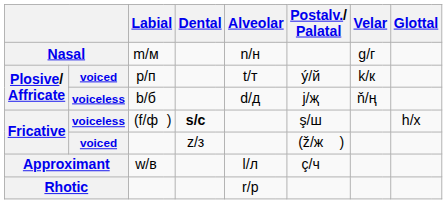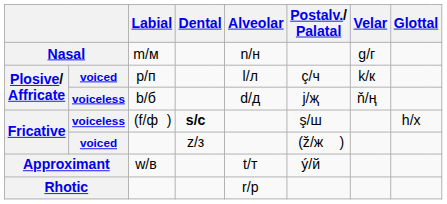(250, 76) t/т -> (250, 76) l/л
(311, 76) ý/й -> (311, 76) ç/ч
(250, 165) l/л -> (250, 165) t/т
(311, 165) ç/ч -> (311, 165) ý/й
